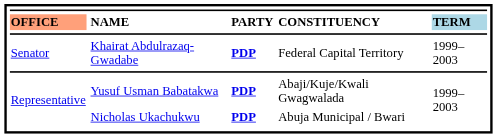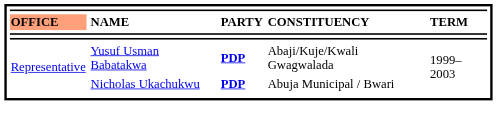(452, 22) lightblue background -> (449, 22) no background
- row: (142, 53)
